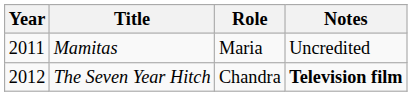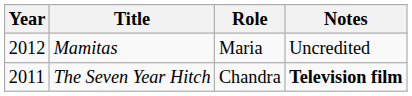(27, 47) 2011 -> (27, 47) 2012
(27, 76) 2012 -> (27, 76) 2011
